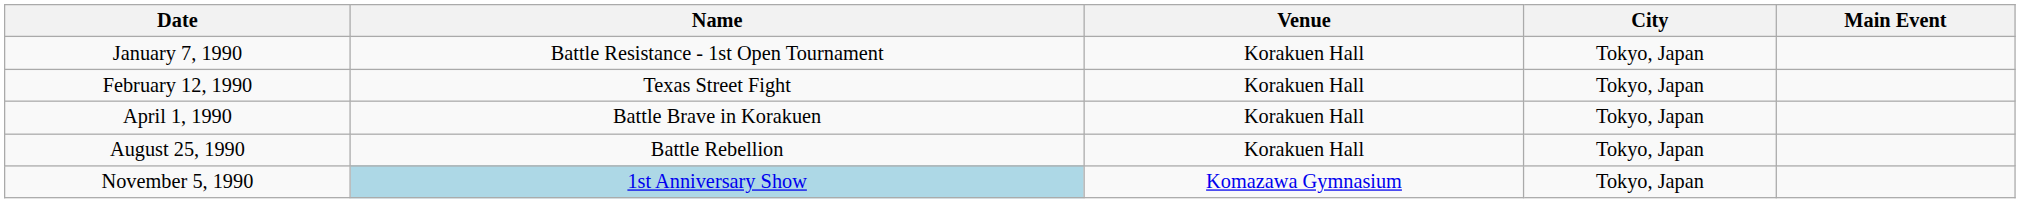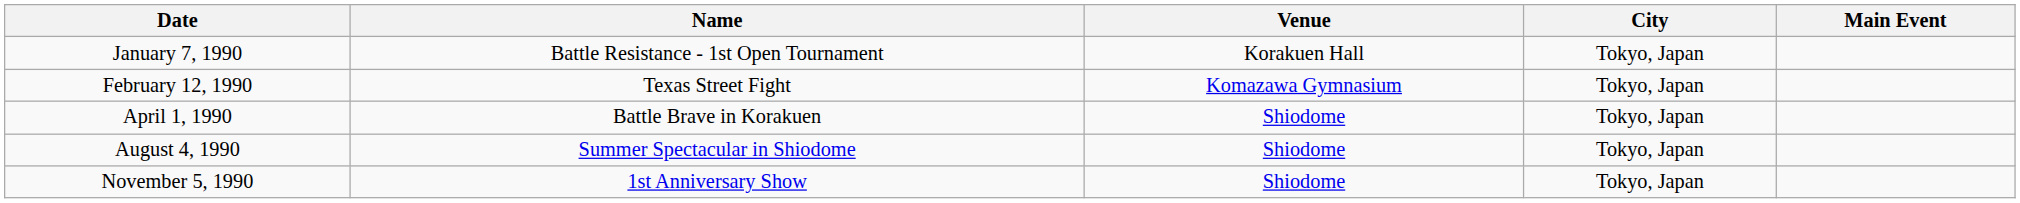(1304, 85) Korakuen Hall -> (1304, 85) Komazawa Gymnasium
(1304, 117) Korakuen Hall -> (1304, 117) Shiodome
+ row: (177, 149)
- row: (177, 149)
(717, 181) lightblue background -> (717, 181) no background
(1304, 181) Komazawa Gymnasium -> (1304, 181) Shiodome
